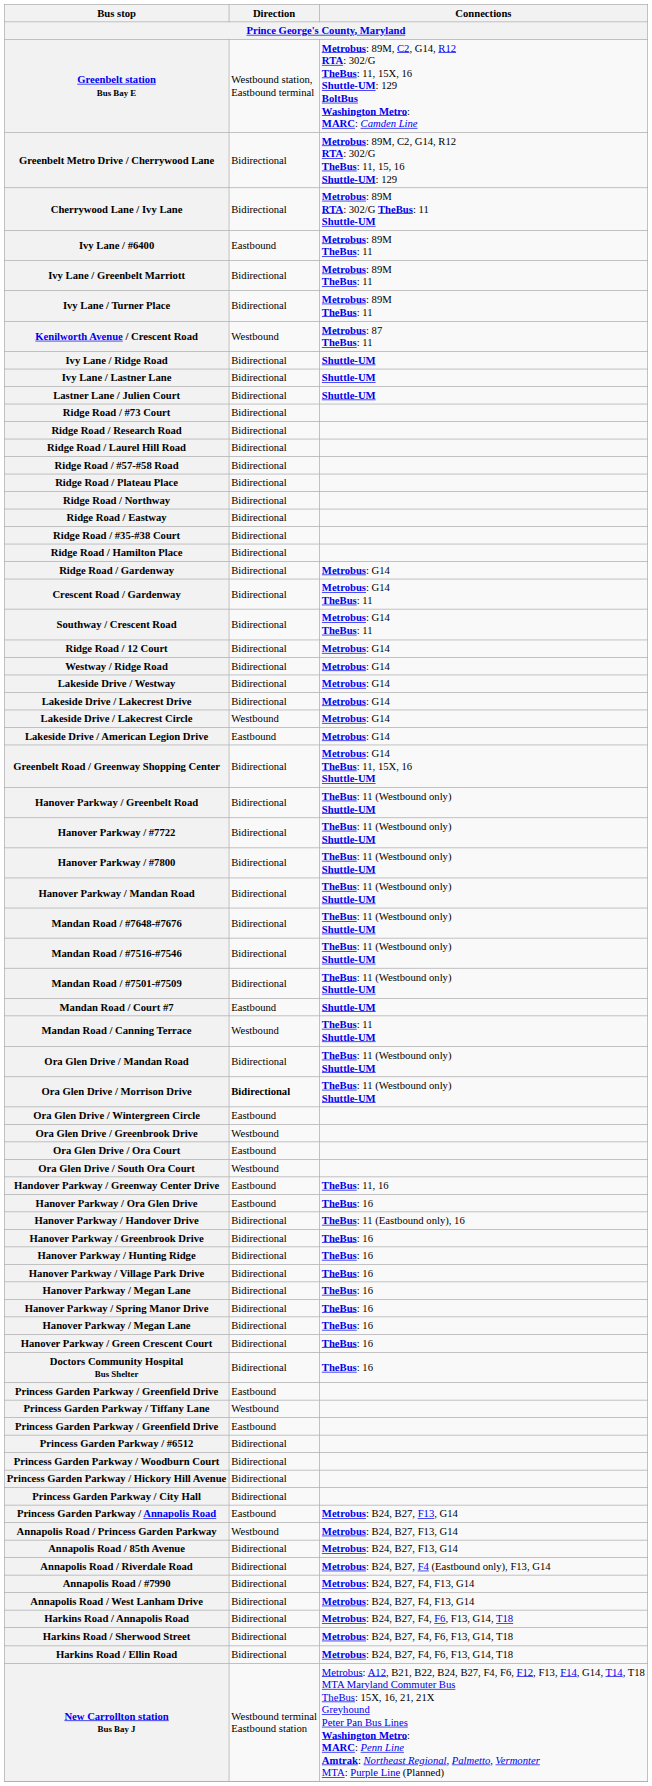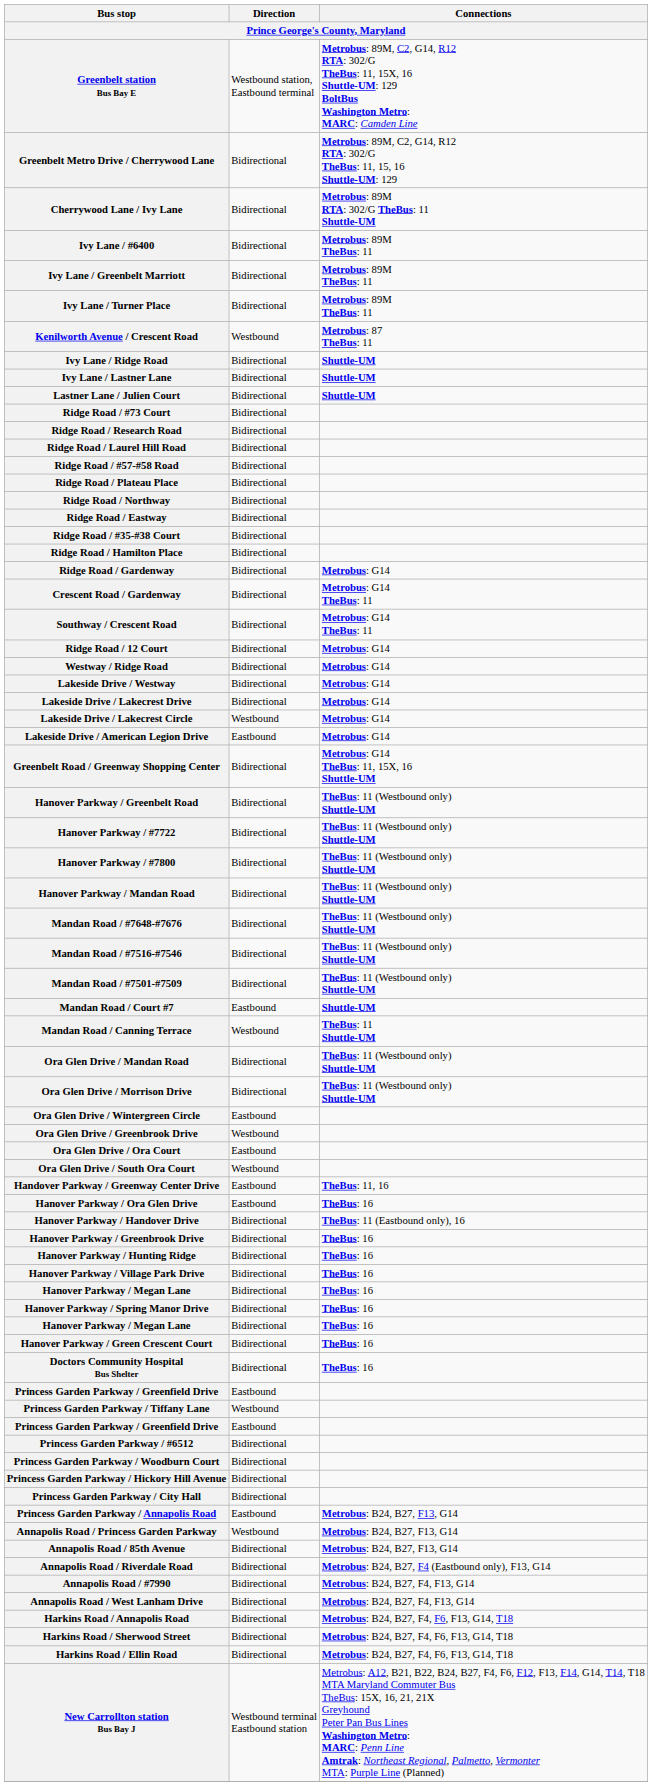(254, 246) Eastbound -> (259, 246) Bidirectional
(261, 1091) bold -> (259, 1091) normal
